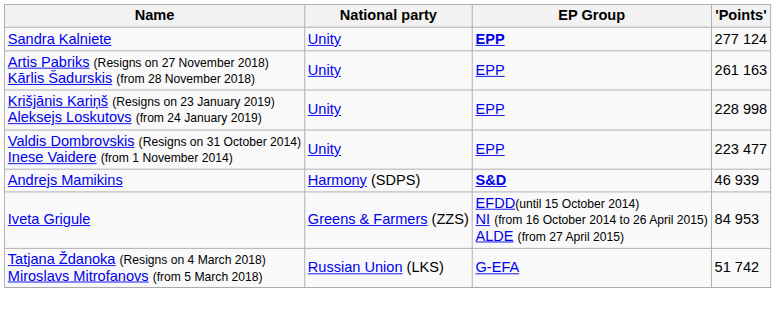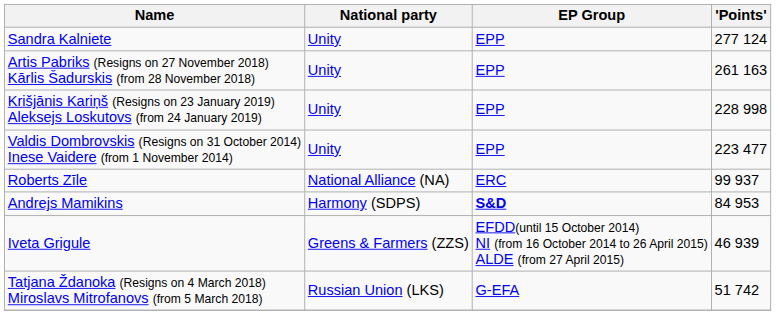(490, 39) bold -> (490, 39) normal
+ row: (47, 180)
(737, 180) 46 939 -> (737, 203) 84 953
(737, 220) 84 953 -> (737, 243) 46 939
